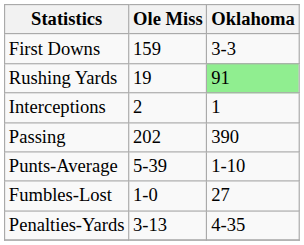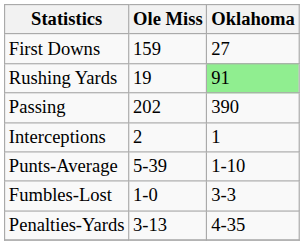(224, 48) 3-3 -> (221, 48) 27
rows swapped: (37, 136) <-> (57, 107)
(221, 195) 27 -> (224, 195) 3-3
